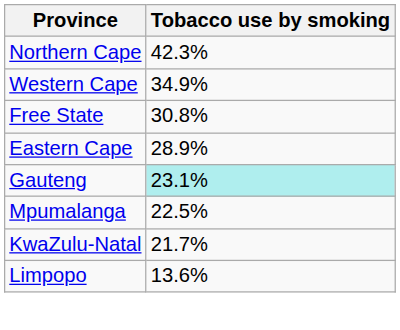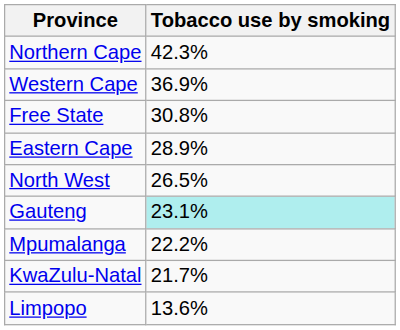(179, 84) 34.9% -> (179, 84) 36.9%
+ row: (60, 180)
(179, 212) 22.5% -> (179, 244) 22.2%
